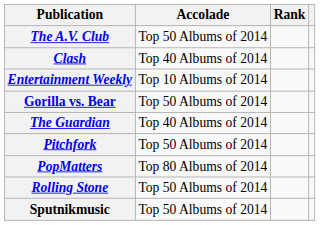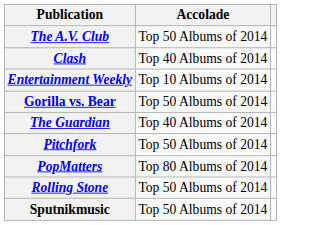- column: (290, 15)
